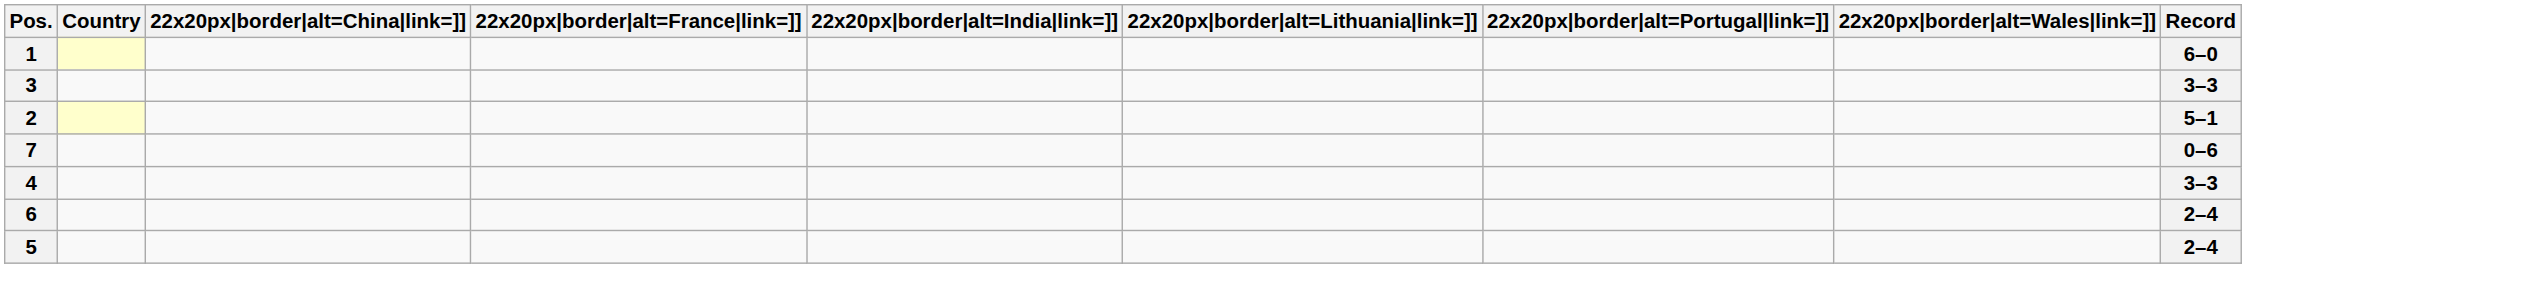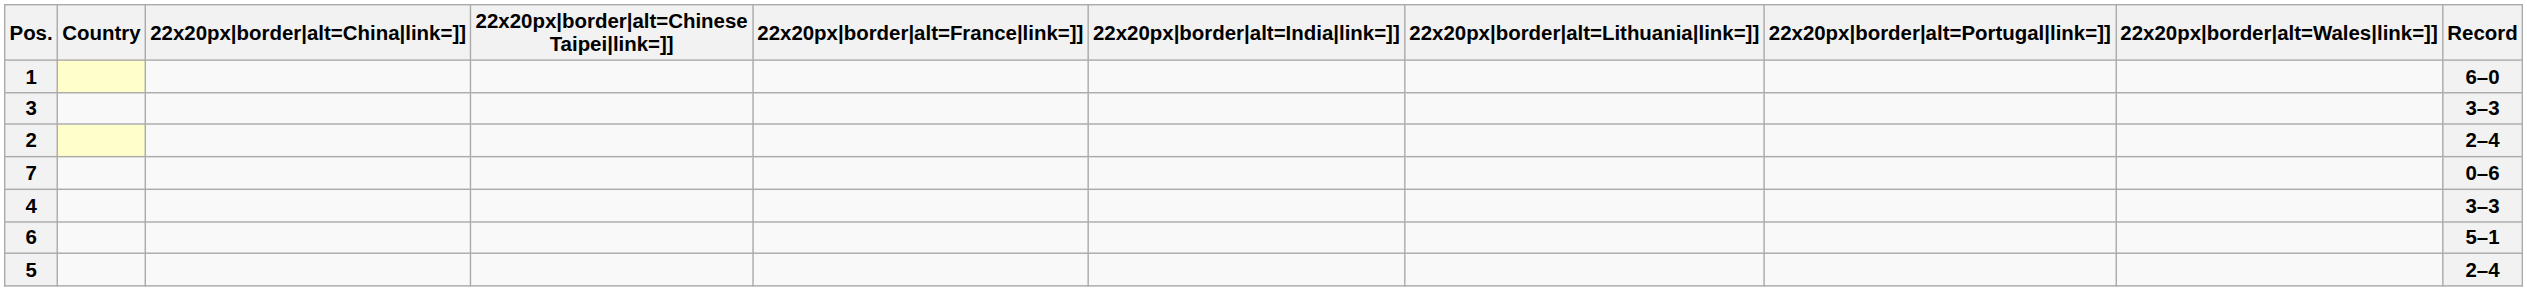+ column: (612, 33)
(2201, 118) 5–1 -> (2482, 141) 2–4
(2201, 215) 2–4 -> (2482, 238) 5–1
